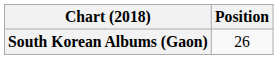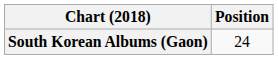(242, 41) 26 -> (242, 41) 24
